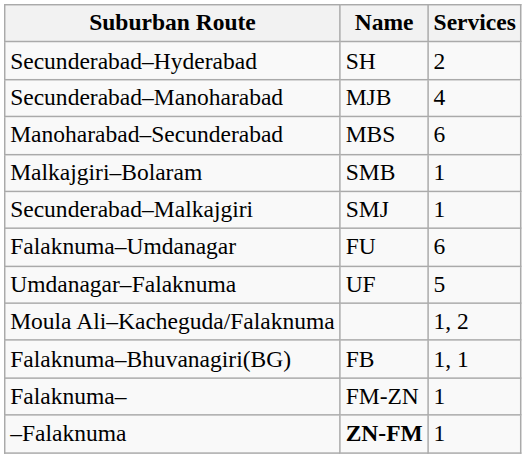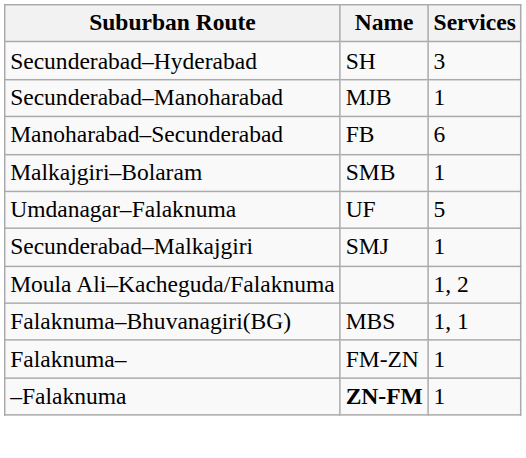(439, 60) 2 -> (439, 60) 3
(439, 97) 4 -> (439, 97) 1
(370, 135) MBS -> (360, 135) FB
rows swapped: (132, 209) <-> (123, 284)
- row: (123, 246)
(360, 358) FB -> (370, 321) MBS
